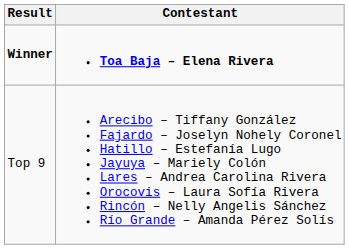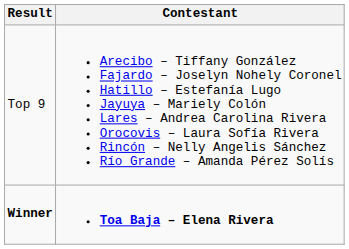rows swapped: (30, 55) <-> (26, 165)
